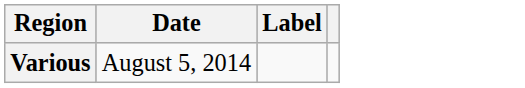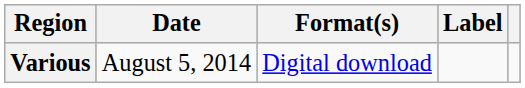+ column: (347, 23)
